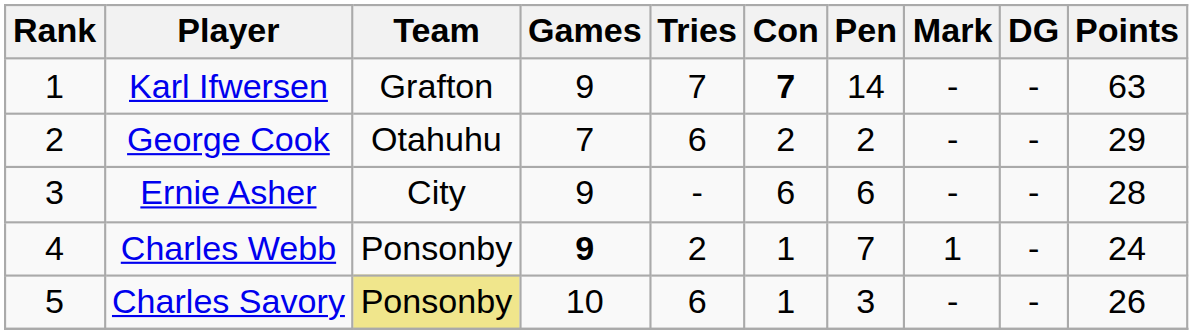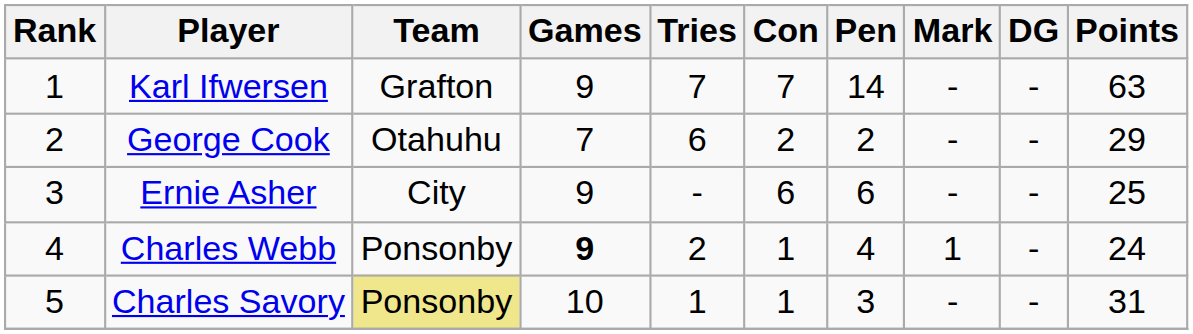(786, 85) bold -> (786, 85) normal
(1127, 193) 28 -> (1127, 193) 25
(866, 247) 7 -> (866, 247) 4
(697, 301) 6 -> (697, 301) 1
(1127, 301) 26 -> (1127, 301) 31
